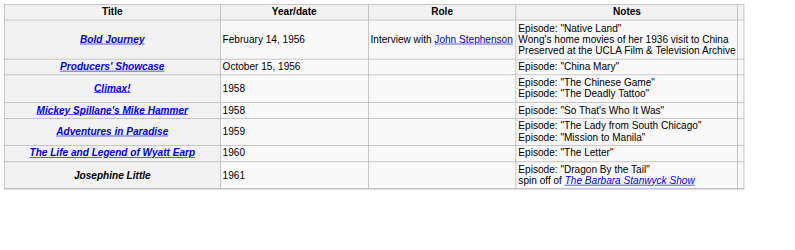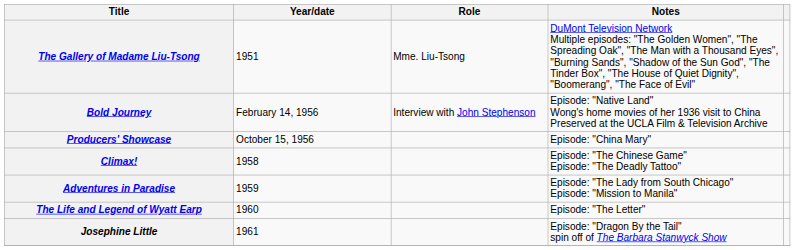+ row: (119, 56)
- row: (112, 110)
